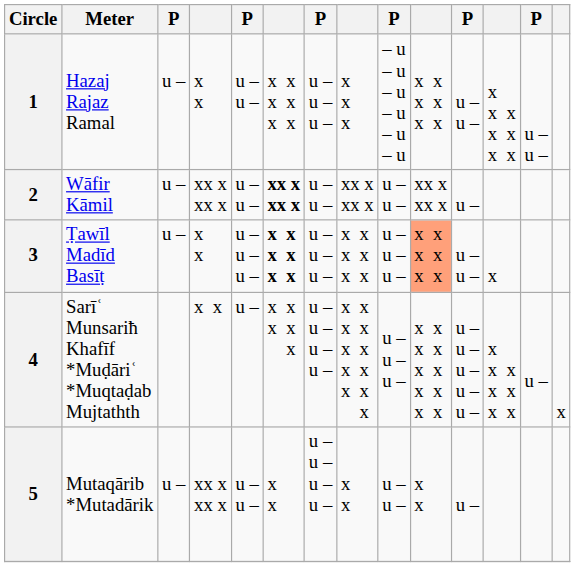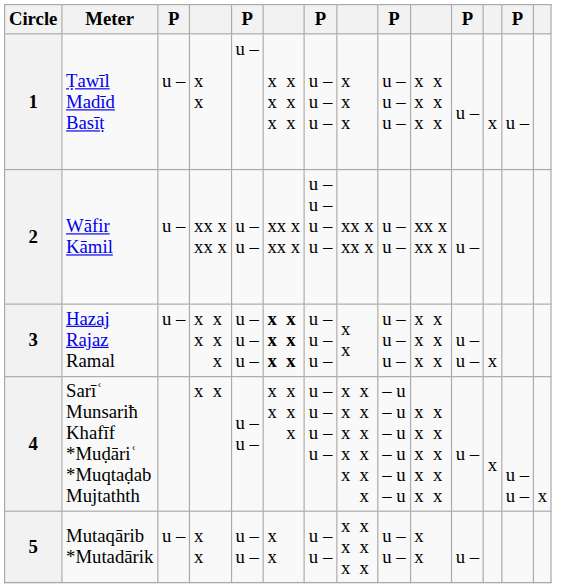(90, 101) Hazaj Rajaz Ramal -> (90, 101) Ṭawīl Madīd Basīṭ
(247, 101) u – u – -> (247, 101) u –
(394, 101) – u – u – u – u – u – u -> (394, 101) u – u – u –
(467, 112) u – u – -> (467, 101) u –
(502, 122) x x x x x x x -> (492, 122) x
(536, 143) u – u – -> (517, 122) u –
(284, 194) bold -> (284, 236) normal
(321, 194) u – u – -> (321, 236) u – u – u – u –
(90, 255) Ṭawīl Madīd Basīṭ -> (90, 340) Hazaj Rajaz Ramal
(199, 255) x x -> (208, 340) x x x x x
(355, 255) x x x x x x -> (346, 340) x x
(428, 255) lightsalmon background -> (428, 340) no background
(247, 359) u – -> (247, 443) u – u –
(394, 359) u – u – u – -> (394, 443) – u – u – u – u – u – u
(467, 369) u – u – u – u – u – -> (467, 443) u –
(502, 380) x x x x x x x -> (492, 464) x
(536, 380) u – -> (517, 485) u – u –
(210, 494) xx x xx x -> (199, 546) x x
(321, 494) u – u – u – u – -> (321, 546) u – u –
(346, 494) x x -> (355, 546) x x x x x x
